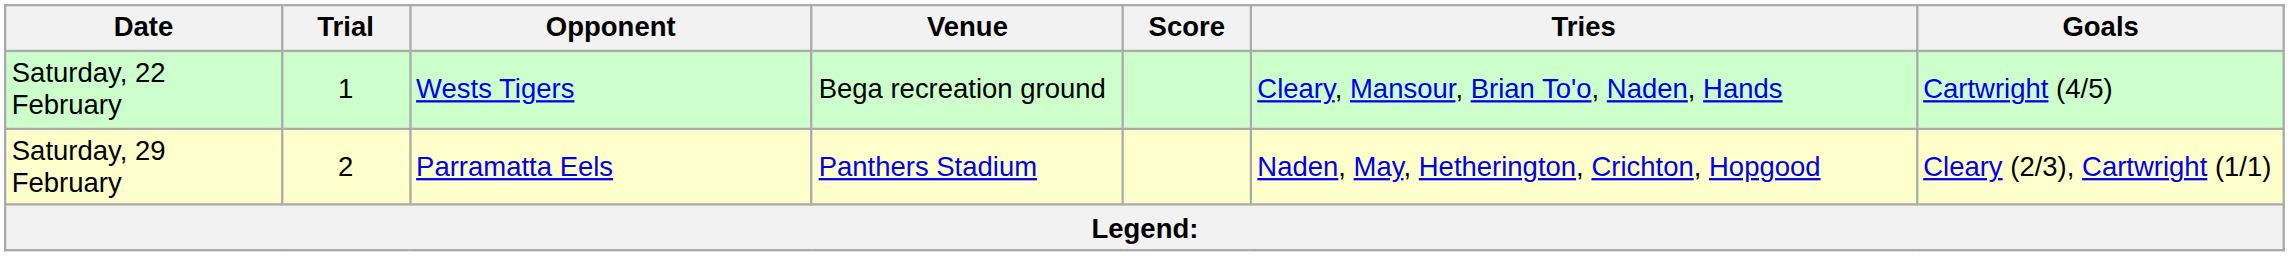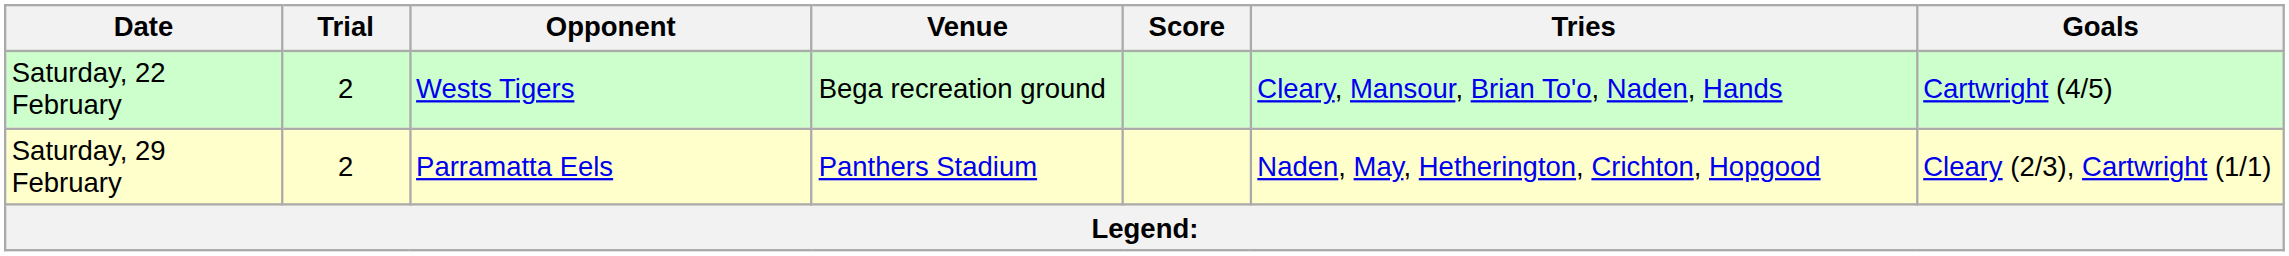(346, 89) 1 -> (346, 89) 2
